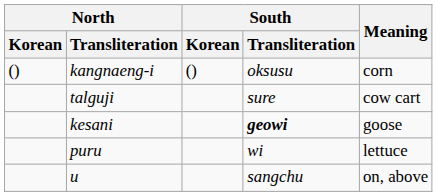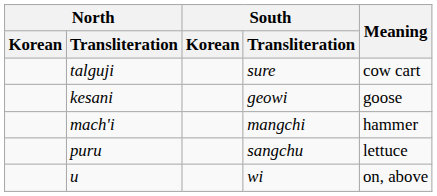- row: (112, 71)
(267, 124) bold -> (267, 97) normal
+ row: (92, 124)
(255, 151) wi -> (275, 151) sangchu
(275, 177) sangchu -> (255, 177) wi
